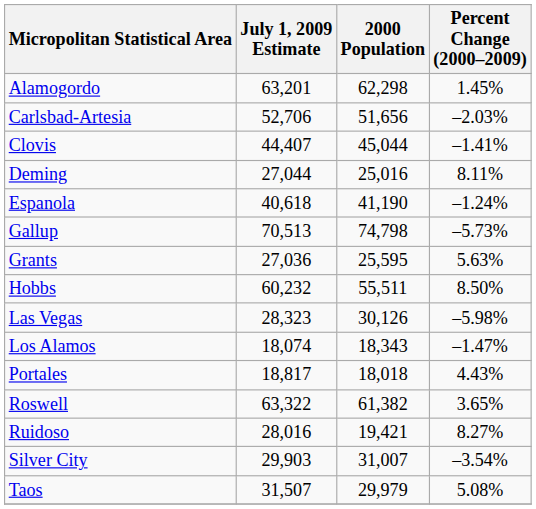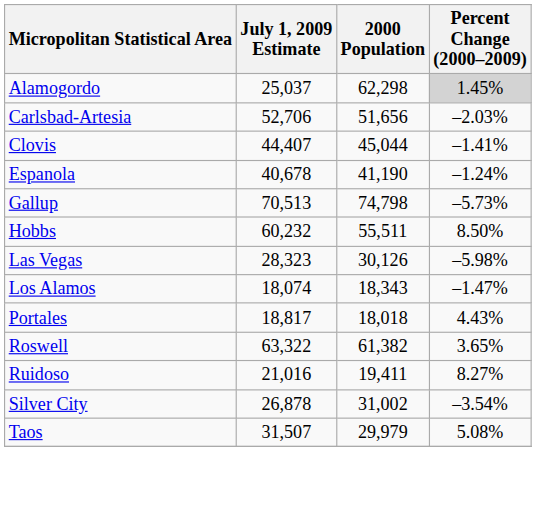(286, 88) 63,201 -> (286, 88) 25,037
(480, 88) no background -> (480, 88) lightgrey background
- row: (38, 174)
(286, 202) 40,618 -> (286, 174) 40,678
- row: (33, 260)
(286, 432) 28,016 -> (286, 374) 21,016
(383, 432) 19,421 -> (383, 374) 19,411
(286, 460) 29,903 -> (286, 403) 26,878
(383, 460) 31,007 -> (383, 403) 31,002
